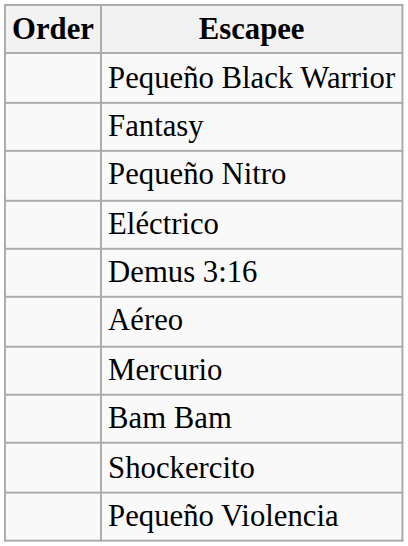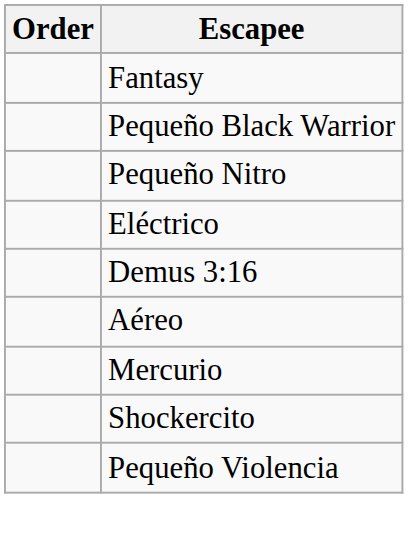rows swapped: (252, 77) <-> (156, 126)
- row: (170, 418)
